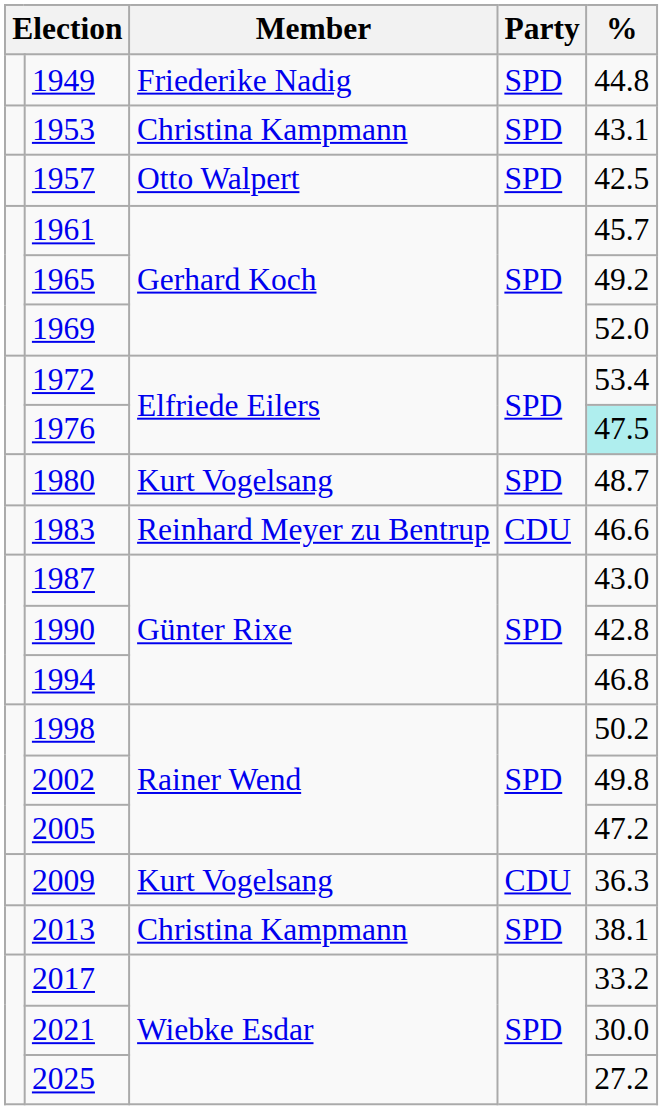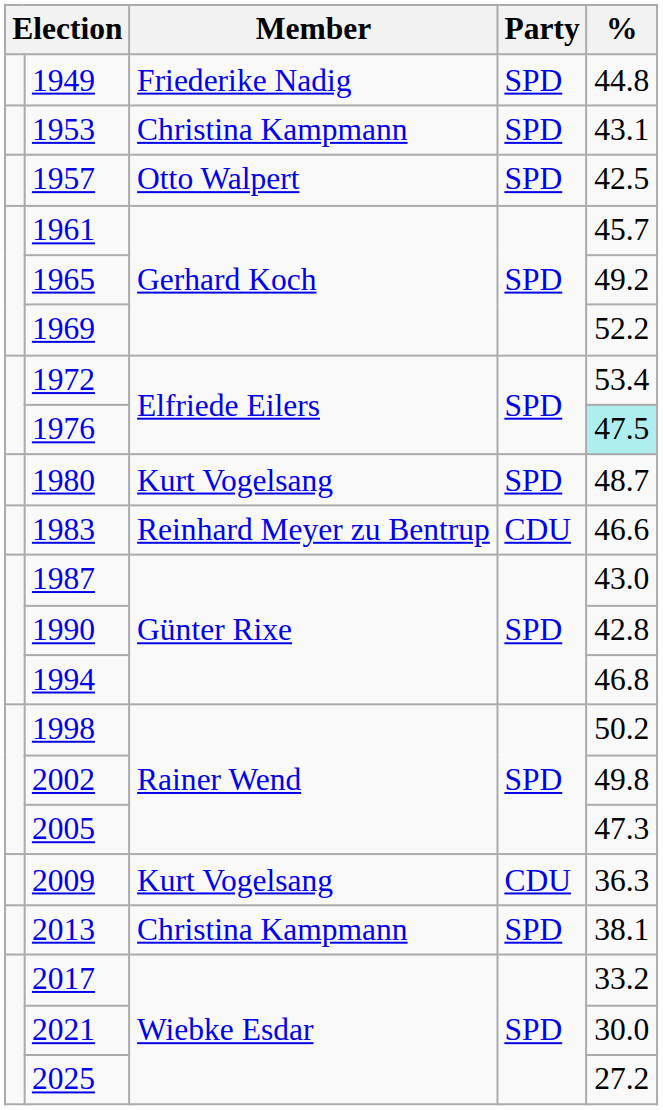(622, 329) 52.0 -> (622, 329) 52.2
(622, 829) 47.2 -> (622, 829) 47.3
